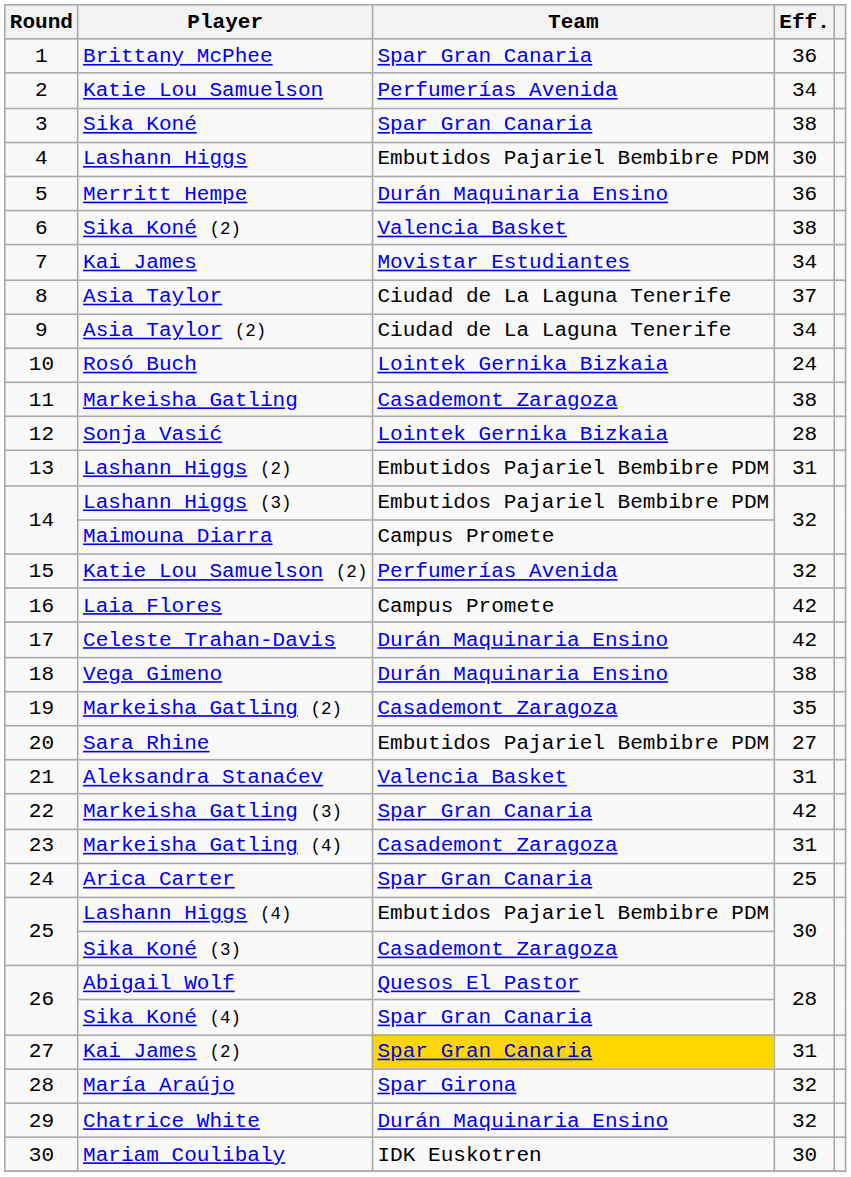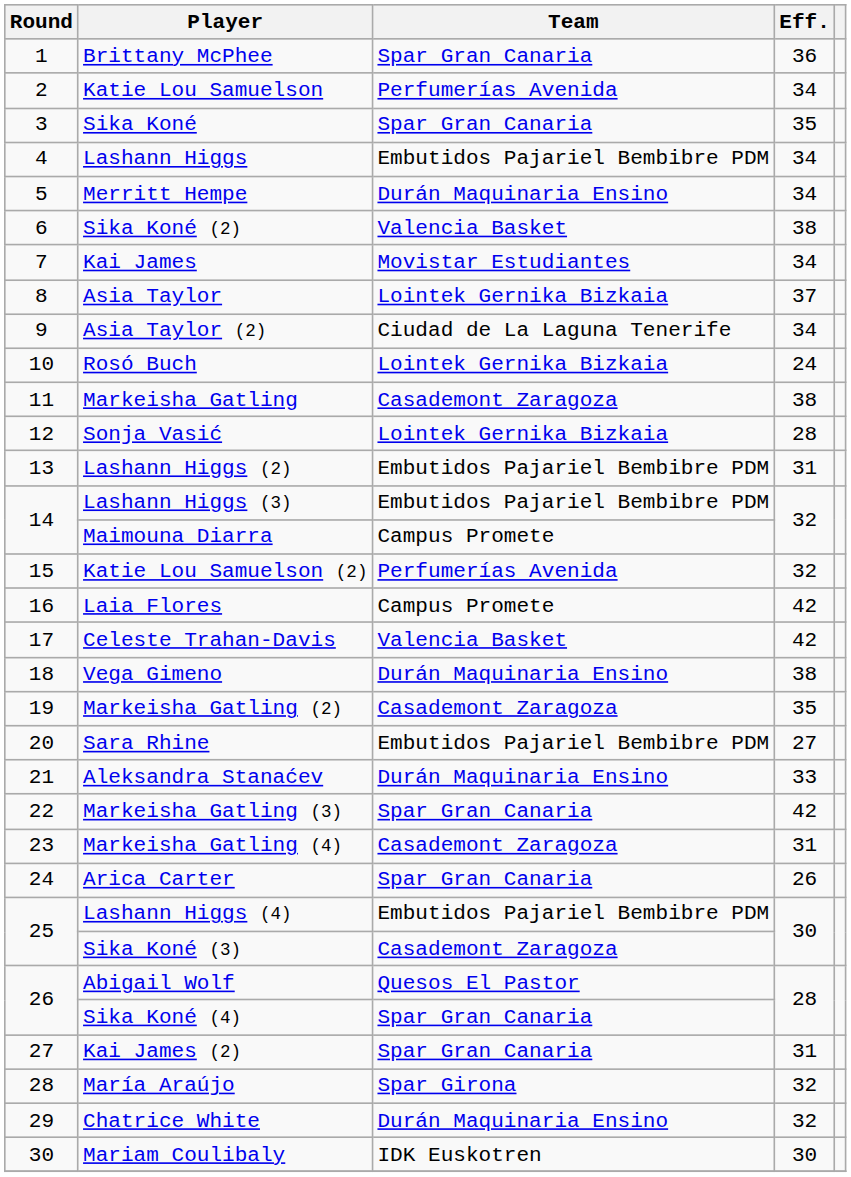(805, 125) 38 -> (805, 125) 35
(805, 159) 30 -> (805, 159) 34
(805, 194) 36 -> (805, 194) 34
(554, 297) Ciudad de La Laguna Tenerife -> (523, 297) Lointek Gernika Bizkaia
(523, 640) Durán Maquinaria Ensino -> (472, 640) Valencia Basket
(472, 777) Valencia Basket -> (523, 777) Durán Maquinaria Ensino
(805, 777) 31 -> (805, 777) 33
(805, 880) 25 -> (805, 880) 26
(485, 1052) gold background -> (485, 1052) no background
